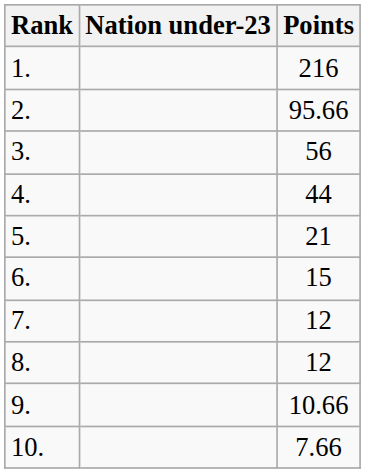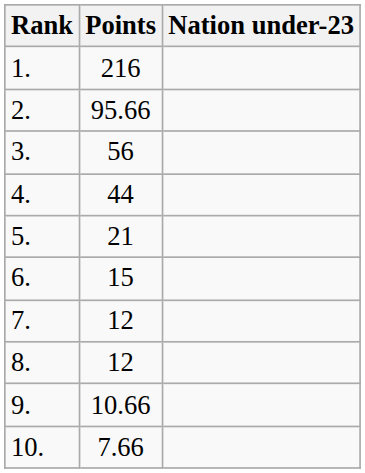columns swapped: (178, 25) <-> (319, 25)
